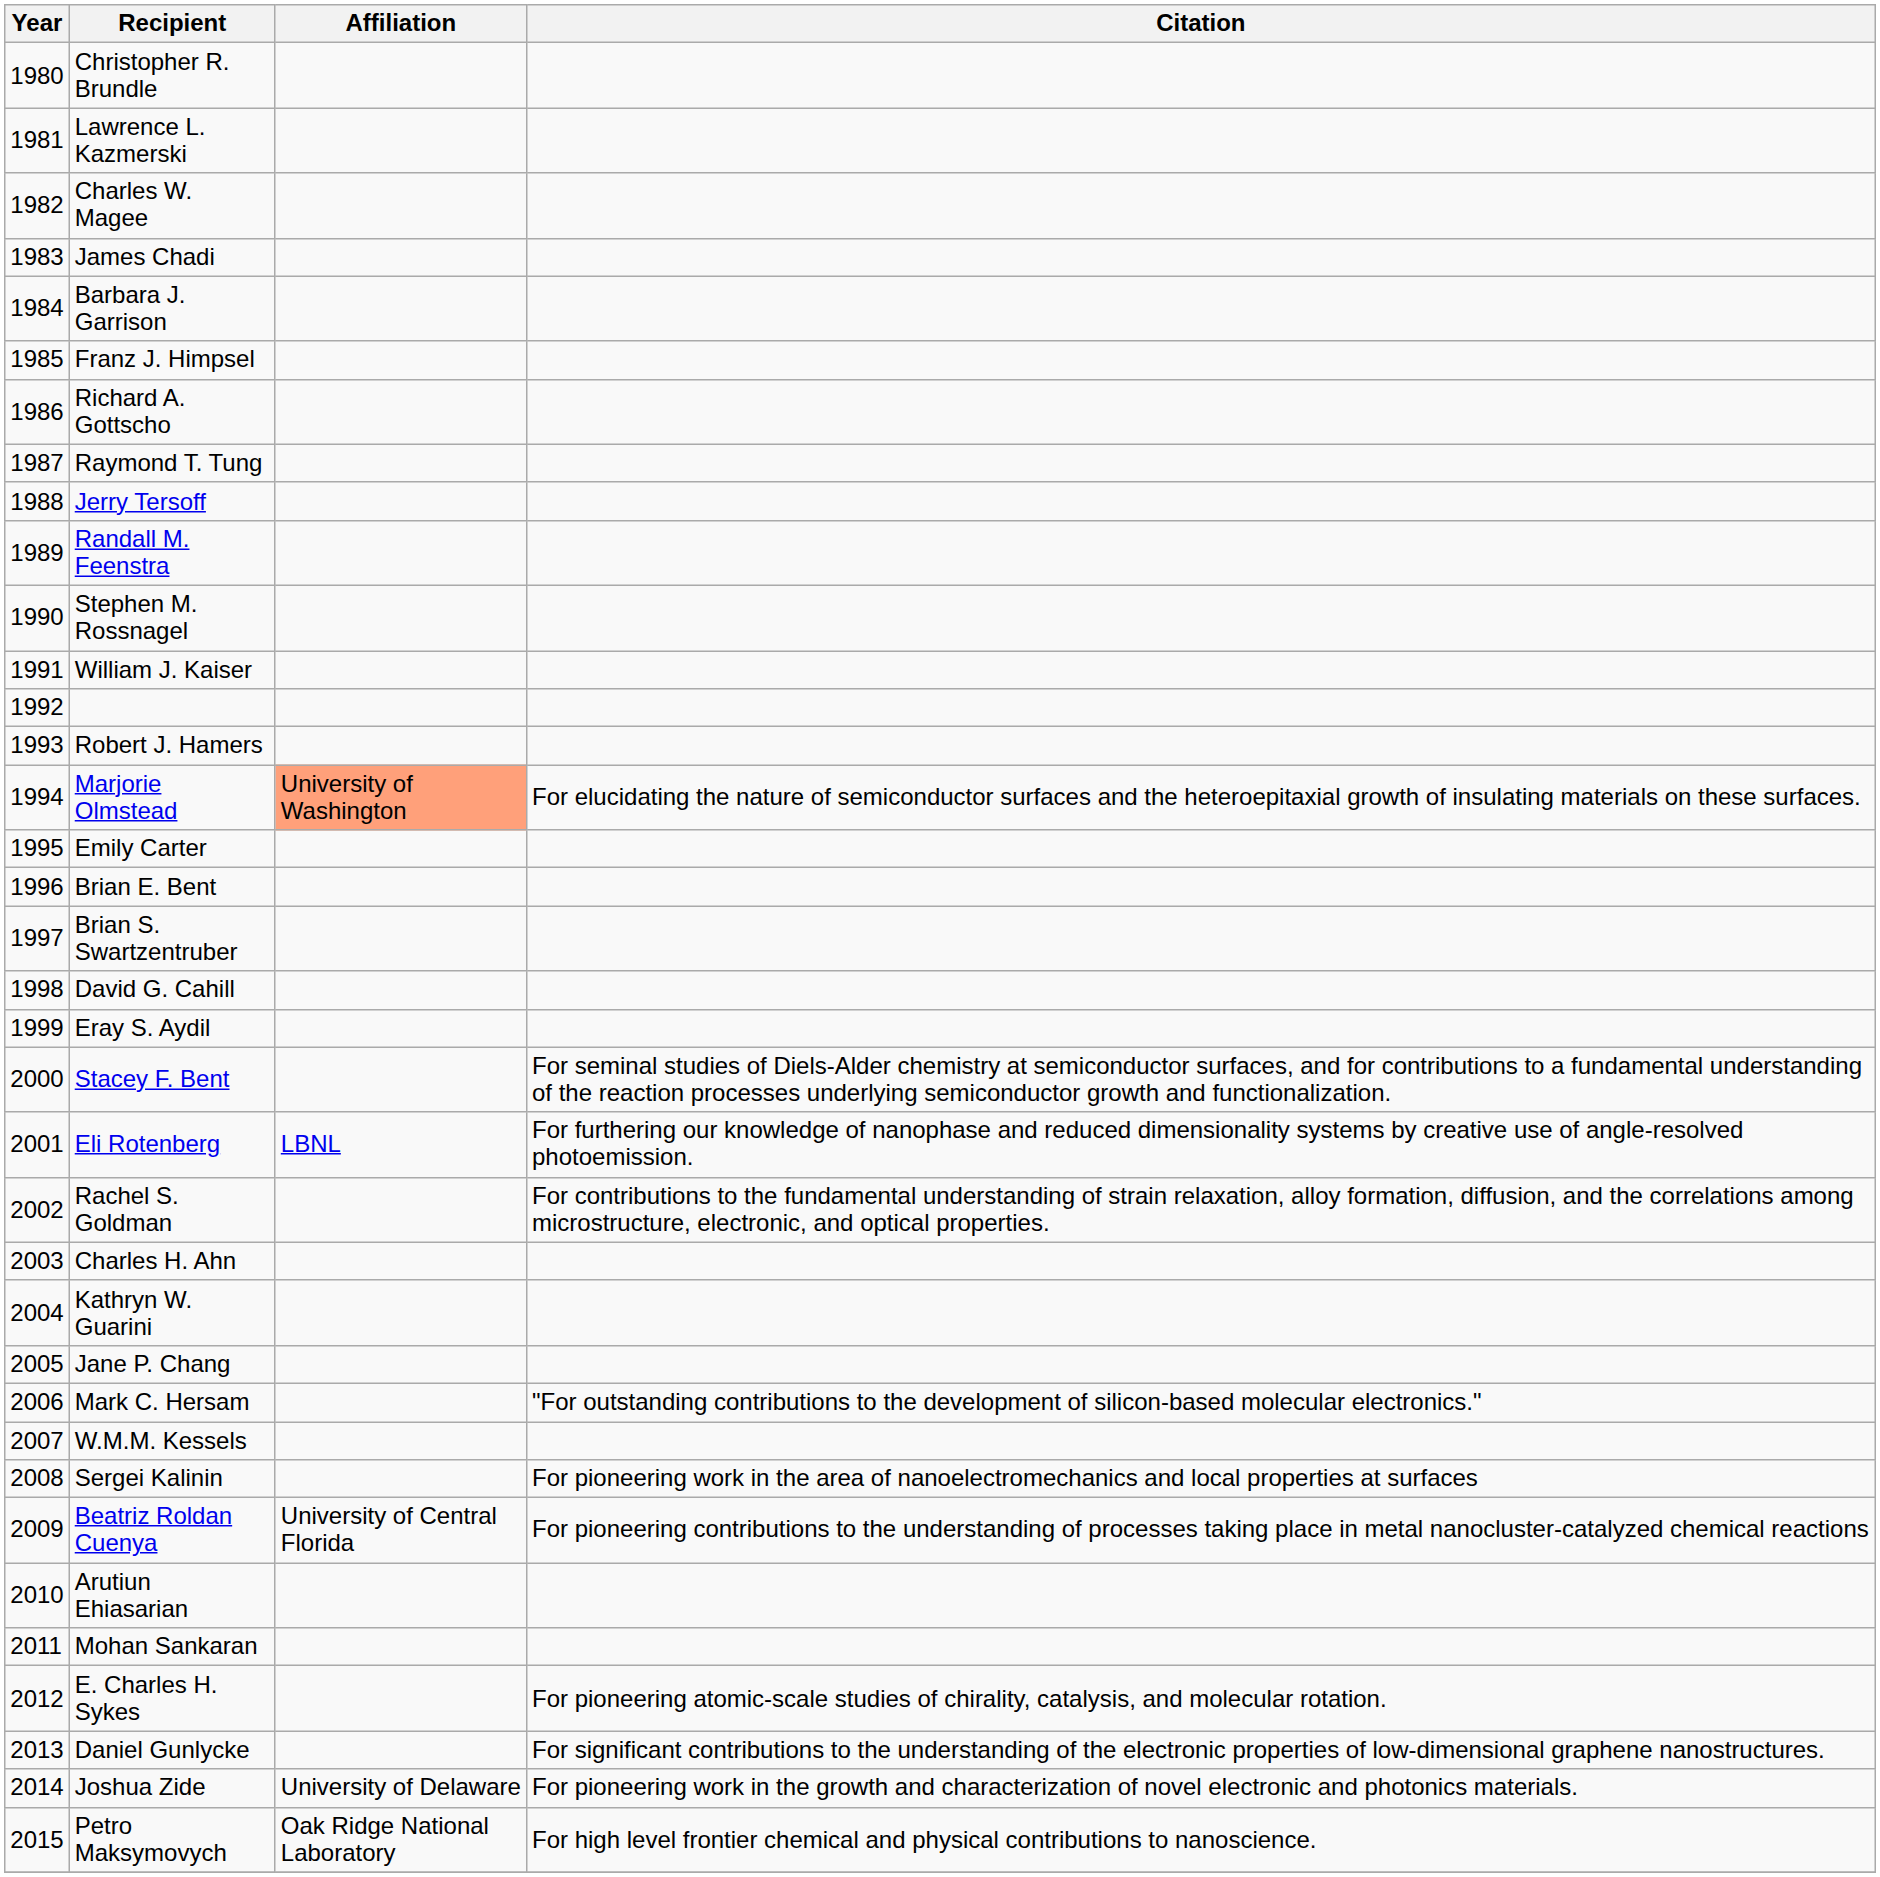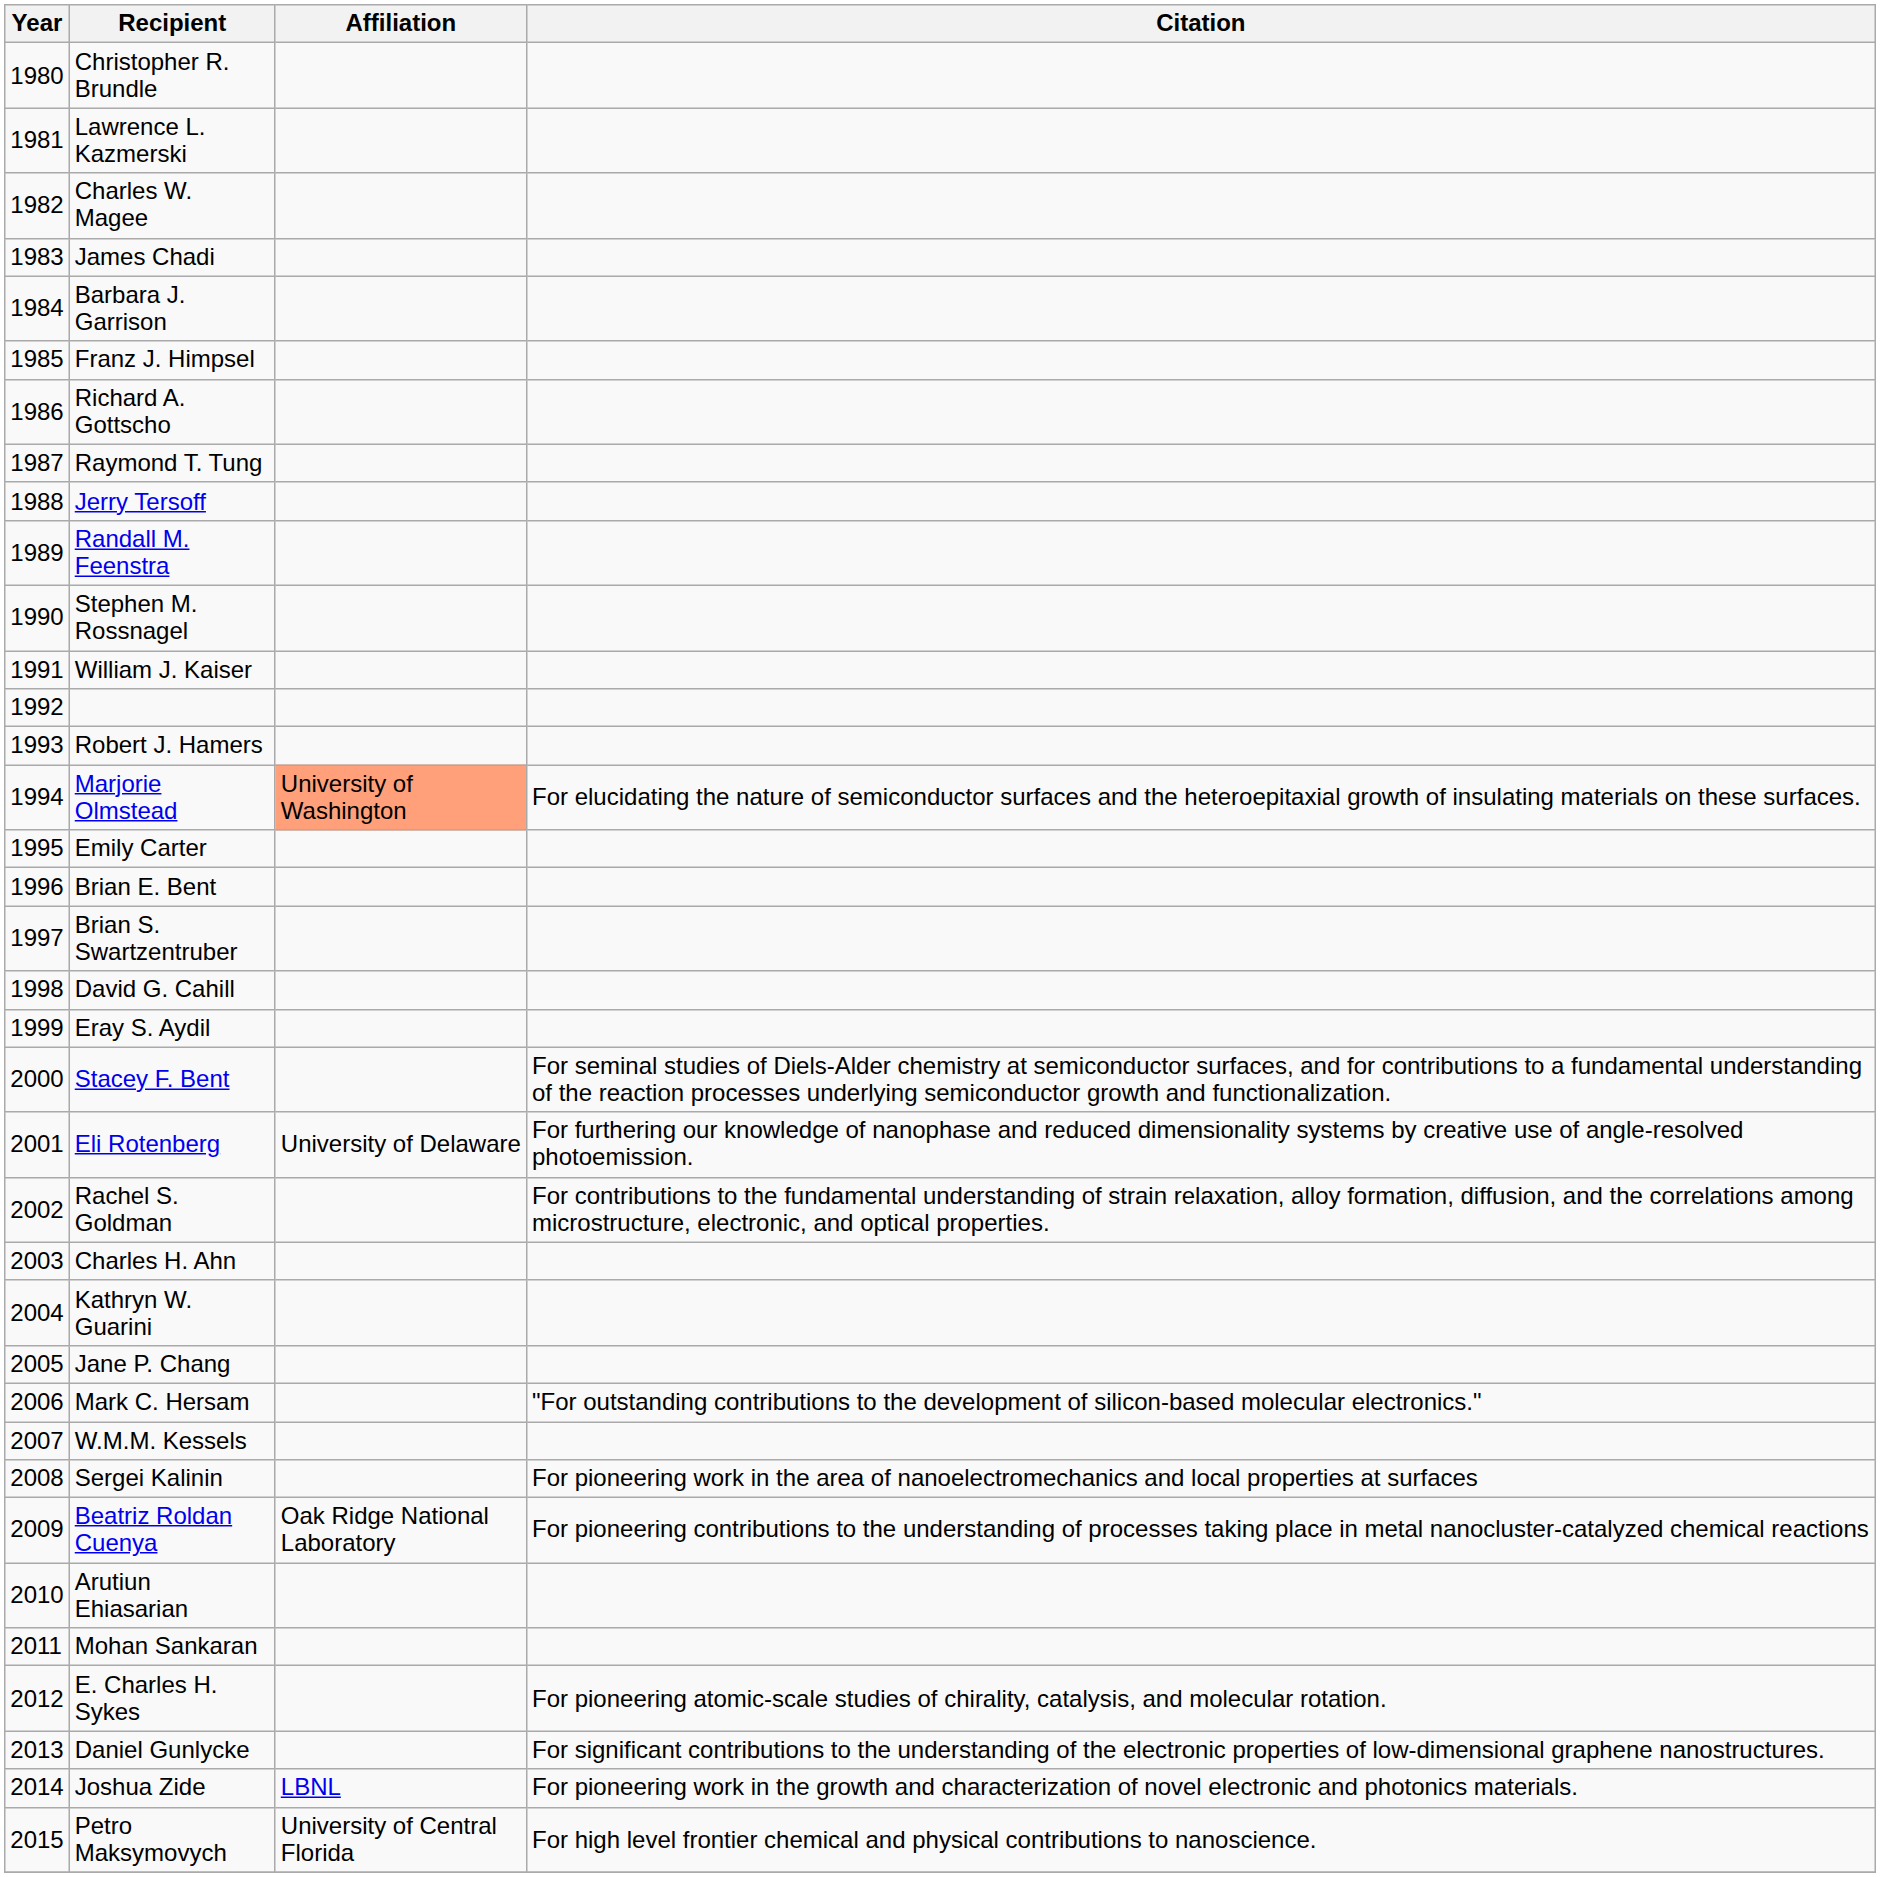(311, 1144) LBNL -> (401, 1144) University of Delaware
(389, 1529) University of Central Florida -> (385, 1529) Oak Ridge National Laboratory
(401, 1787) University of Delaware -> (311, 1787) LBNL
(385, 1839) Oak Ridge National Laboratory -> (389, 1839) University of Central Florida
